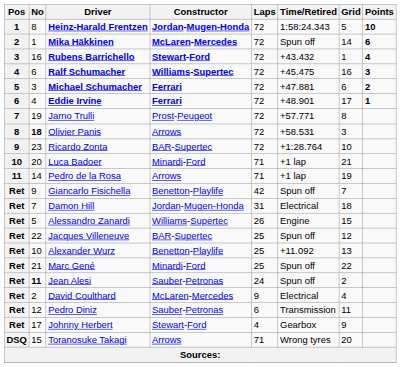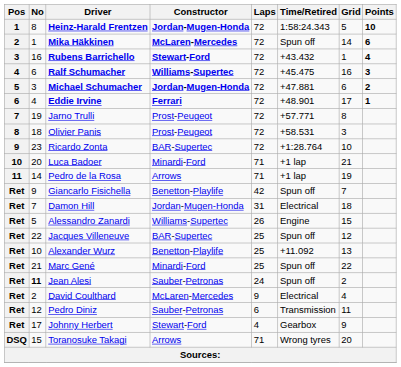(167, 87) Ferrari -> (201, 87) Jordan-Mugen-Honda
(37, 131) bold -> (37, 131) normal
(167, 131) Arrows -> (182, 131) Prost-Peugeot
